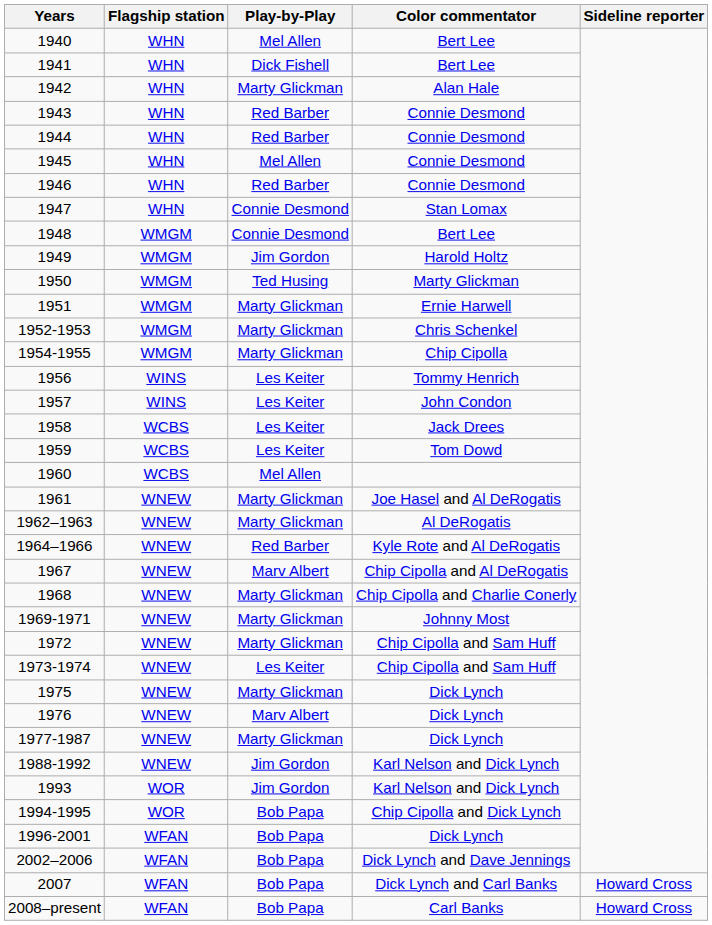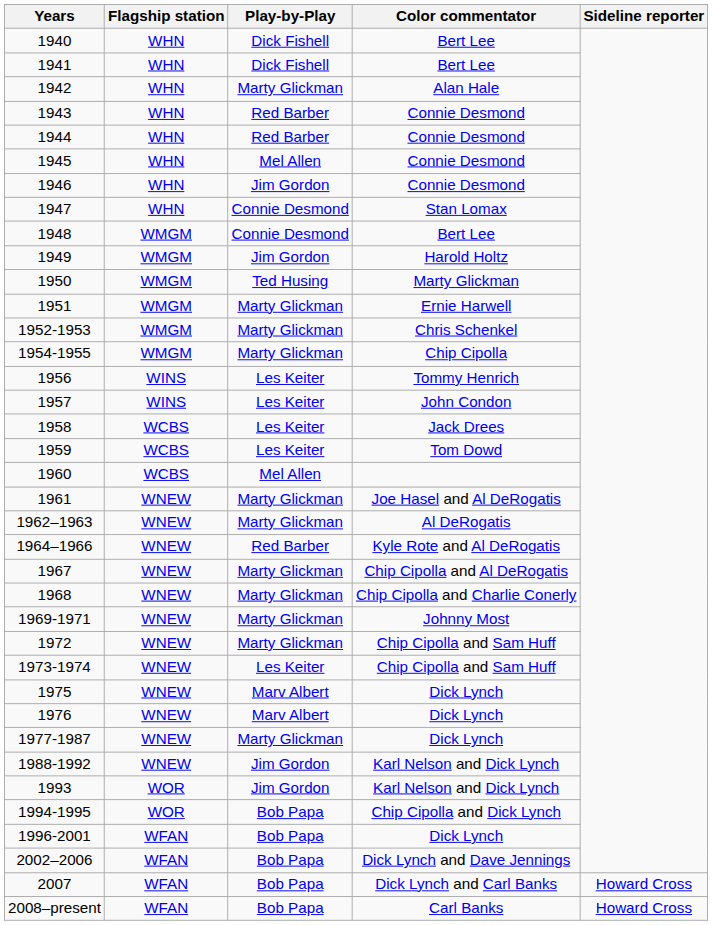(290, 40) Mel Allen -> (290, 40) Dick Fishell
(290, 185) Red Barber -> (290, 185) Jim Gordon
(290, 570) Marv Albert -> (290, 570) Marty Glickman
(290, 691) Marty Glickman -> (290, 691) Marv Albert
